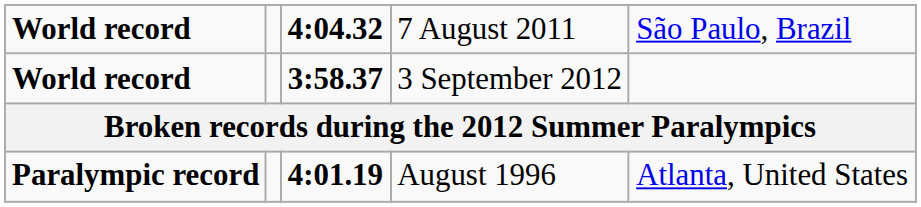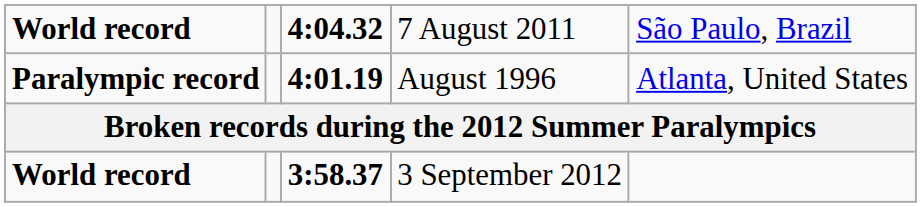rows swapped: (136, 175) <-> (101, 77)
